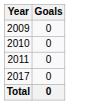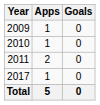+ column: (47, 12)
